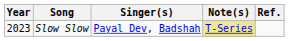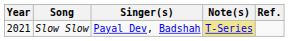(19, 29) 2023 -> (19, 29) 2021
